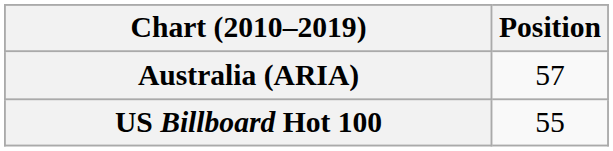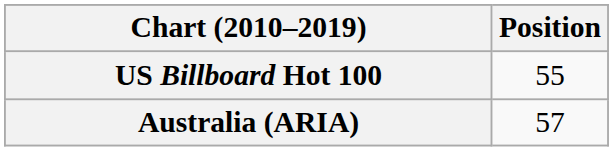rows swapped: (249, 74) <-> (249, 121)
